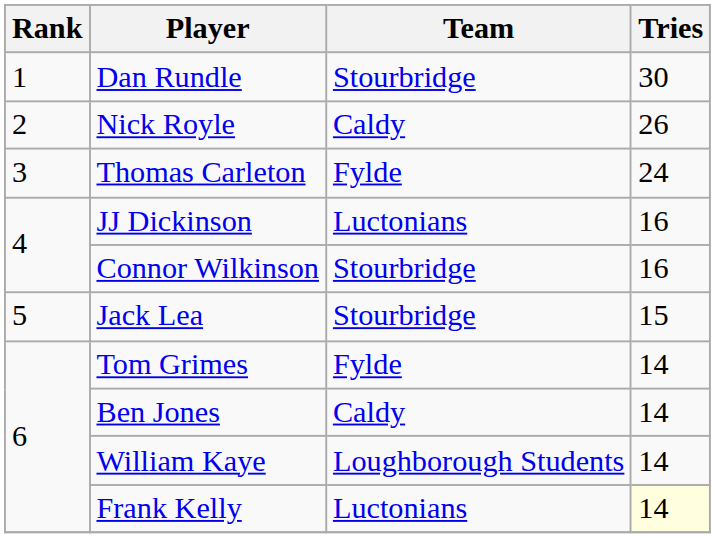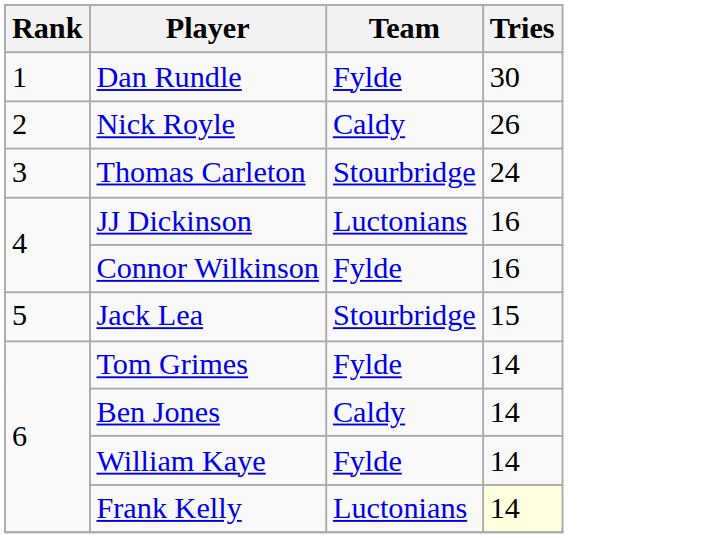(404, 76) Stourbridge -> (367, 76) Fylde
(367, 172) Fylde -> (404, 172) Stourbridge
(404, 268) Stourbridge -> (367, 268) Fylde
(479, 460) Loughborough Students -> (367, 460) Fylde
